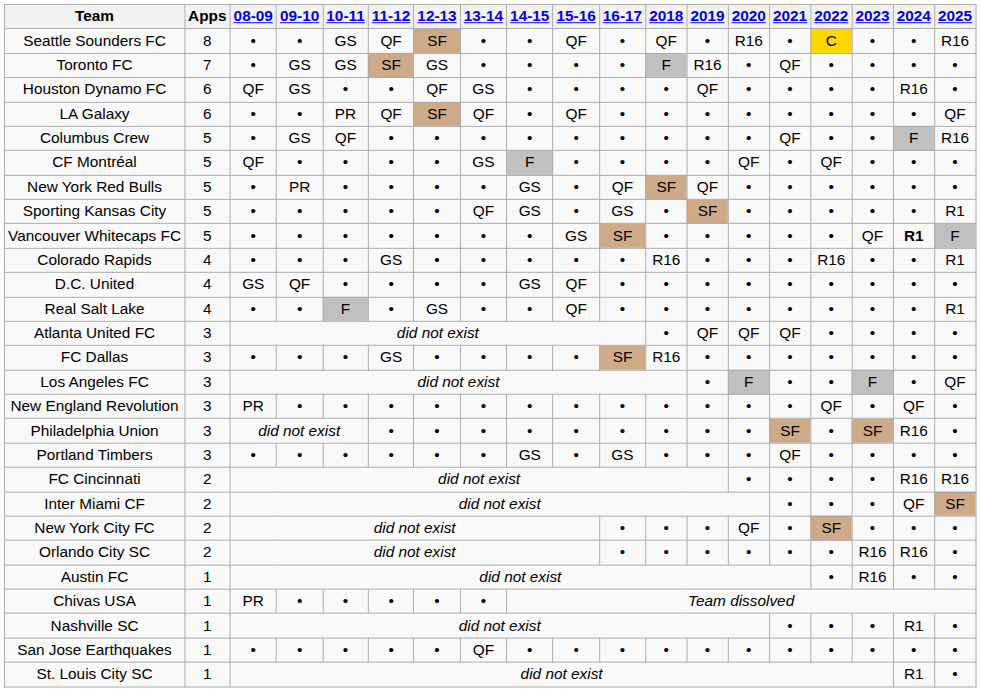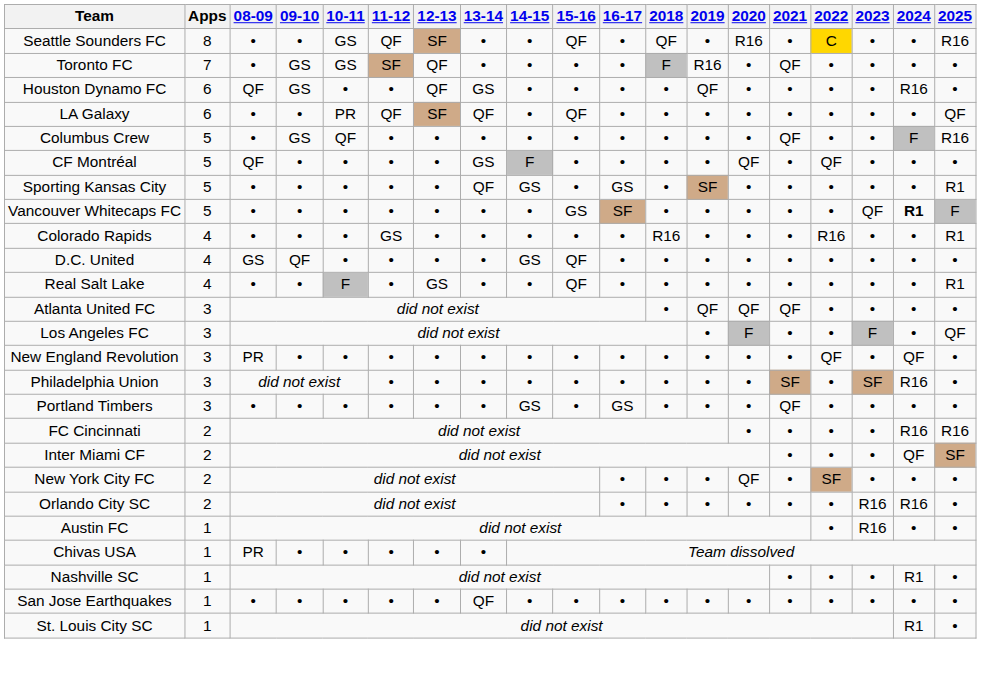(437, 65) GS -> (437, 65) QF
- row: (95, 187)
- row: (95, 357)
